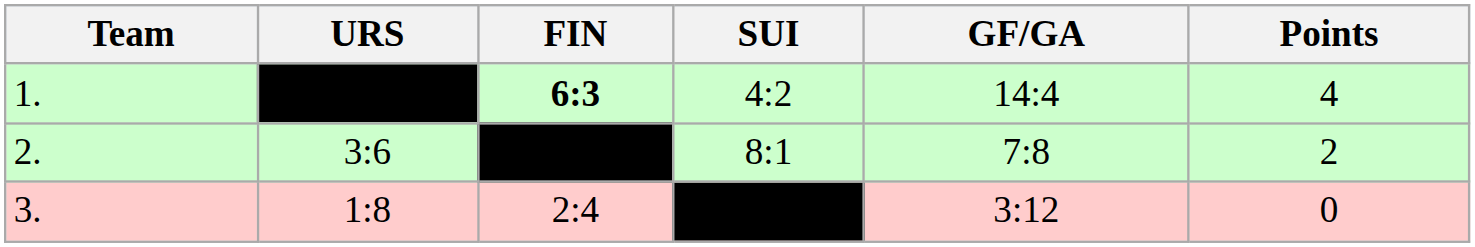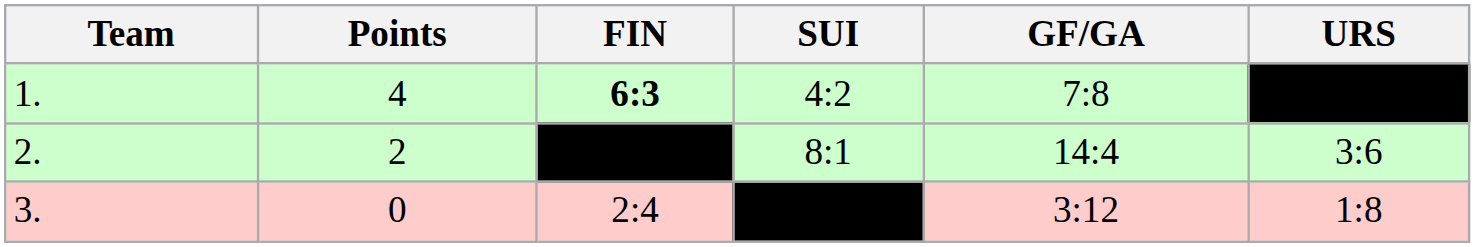columns swapped: (367, 33) <-> (1329, 33)
(1026, 92) 14:4 -> (1086, 92) 7:8
(1026, 151) 7:8 -> (1086, 151) 14:4
